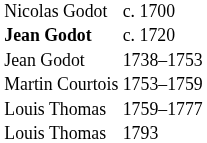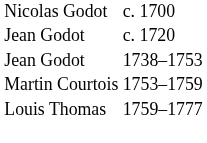(48, 35) bold -> (45, 35) normal
- row: (140, 133)
